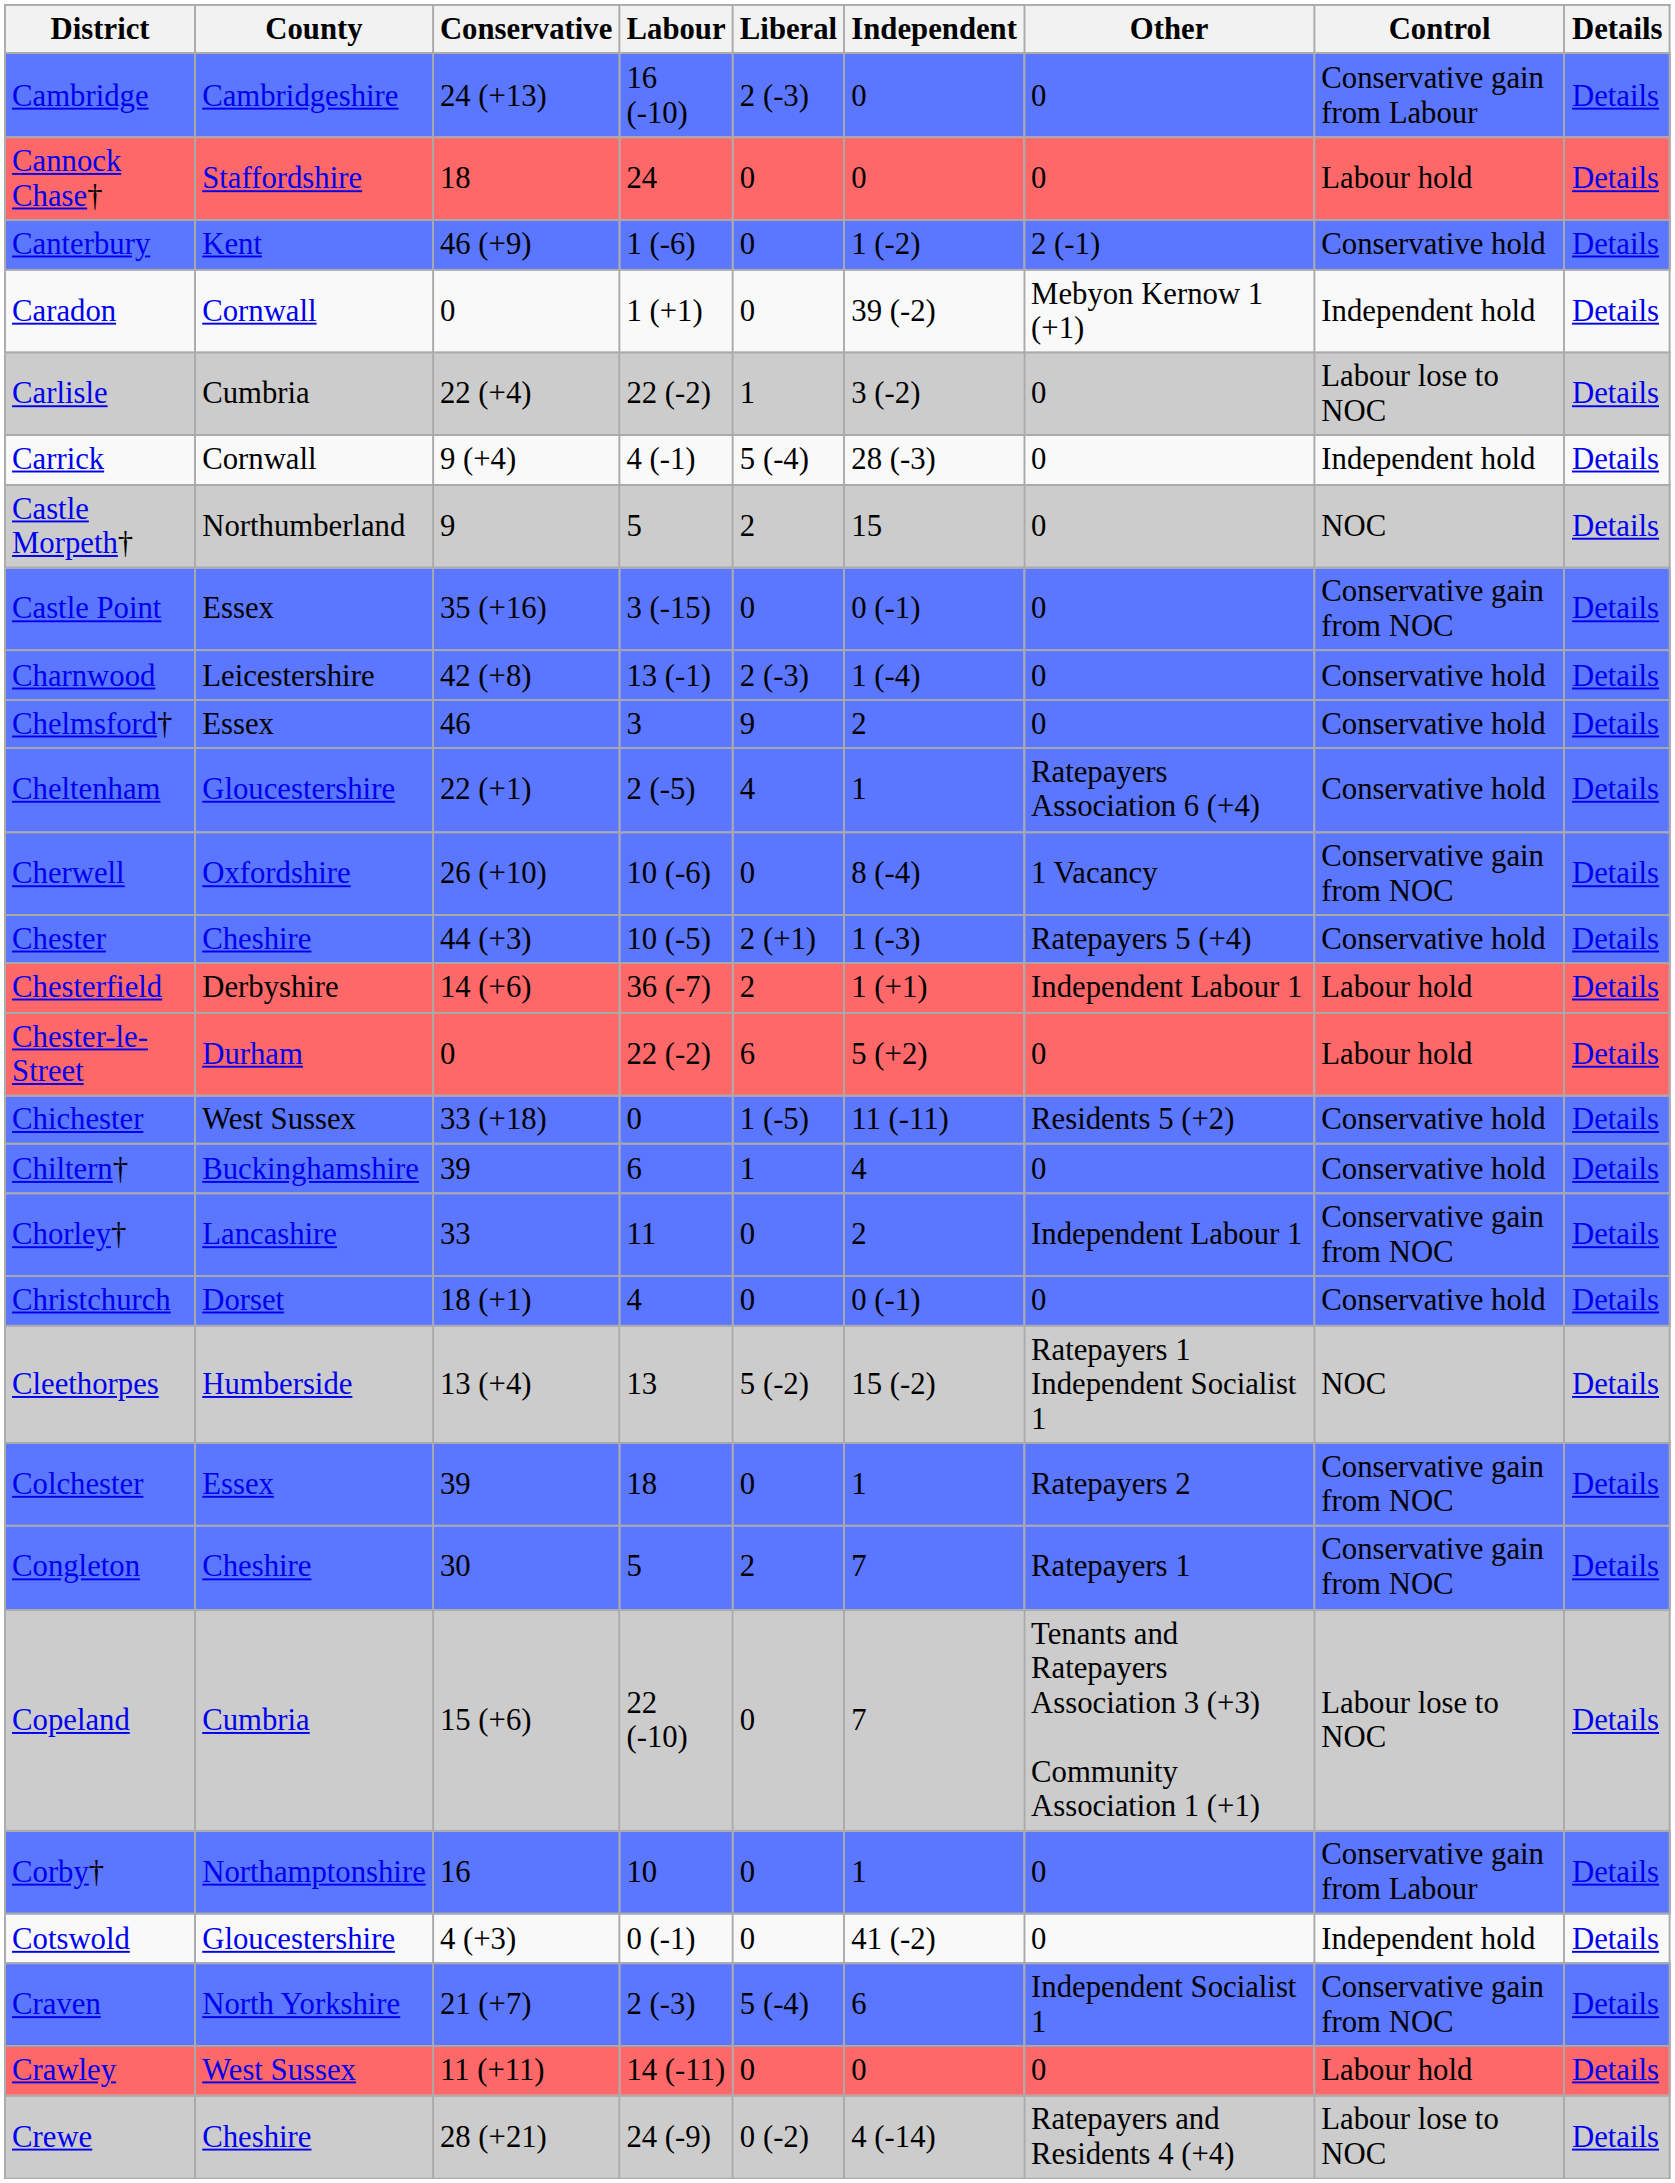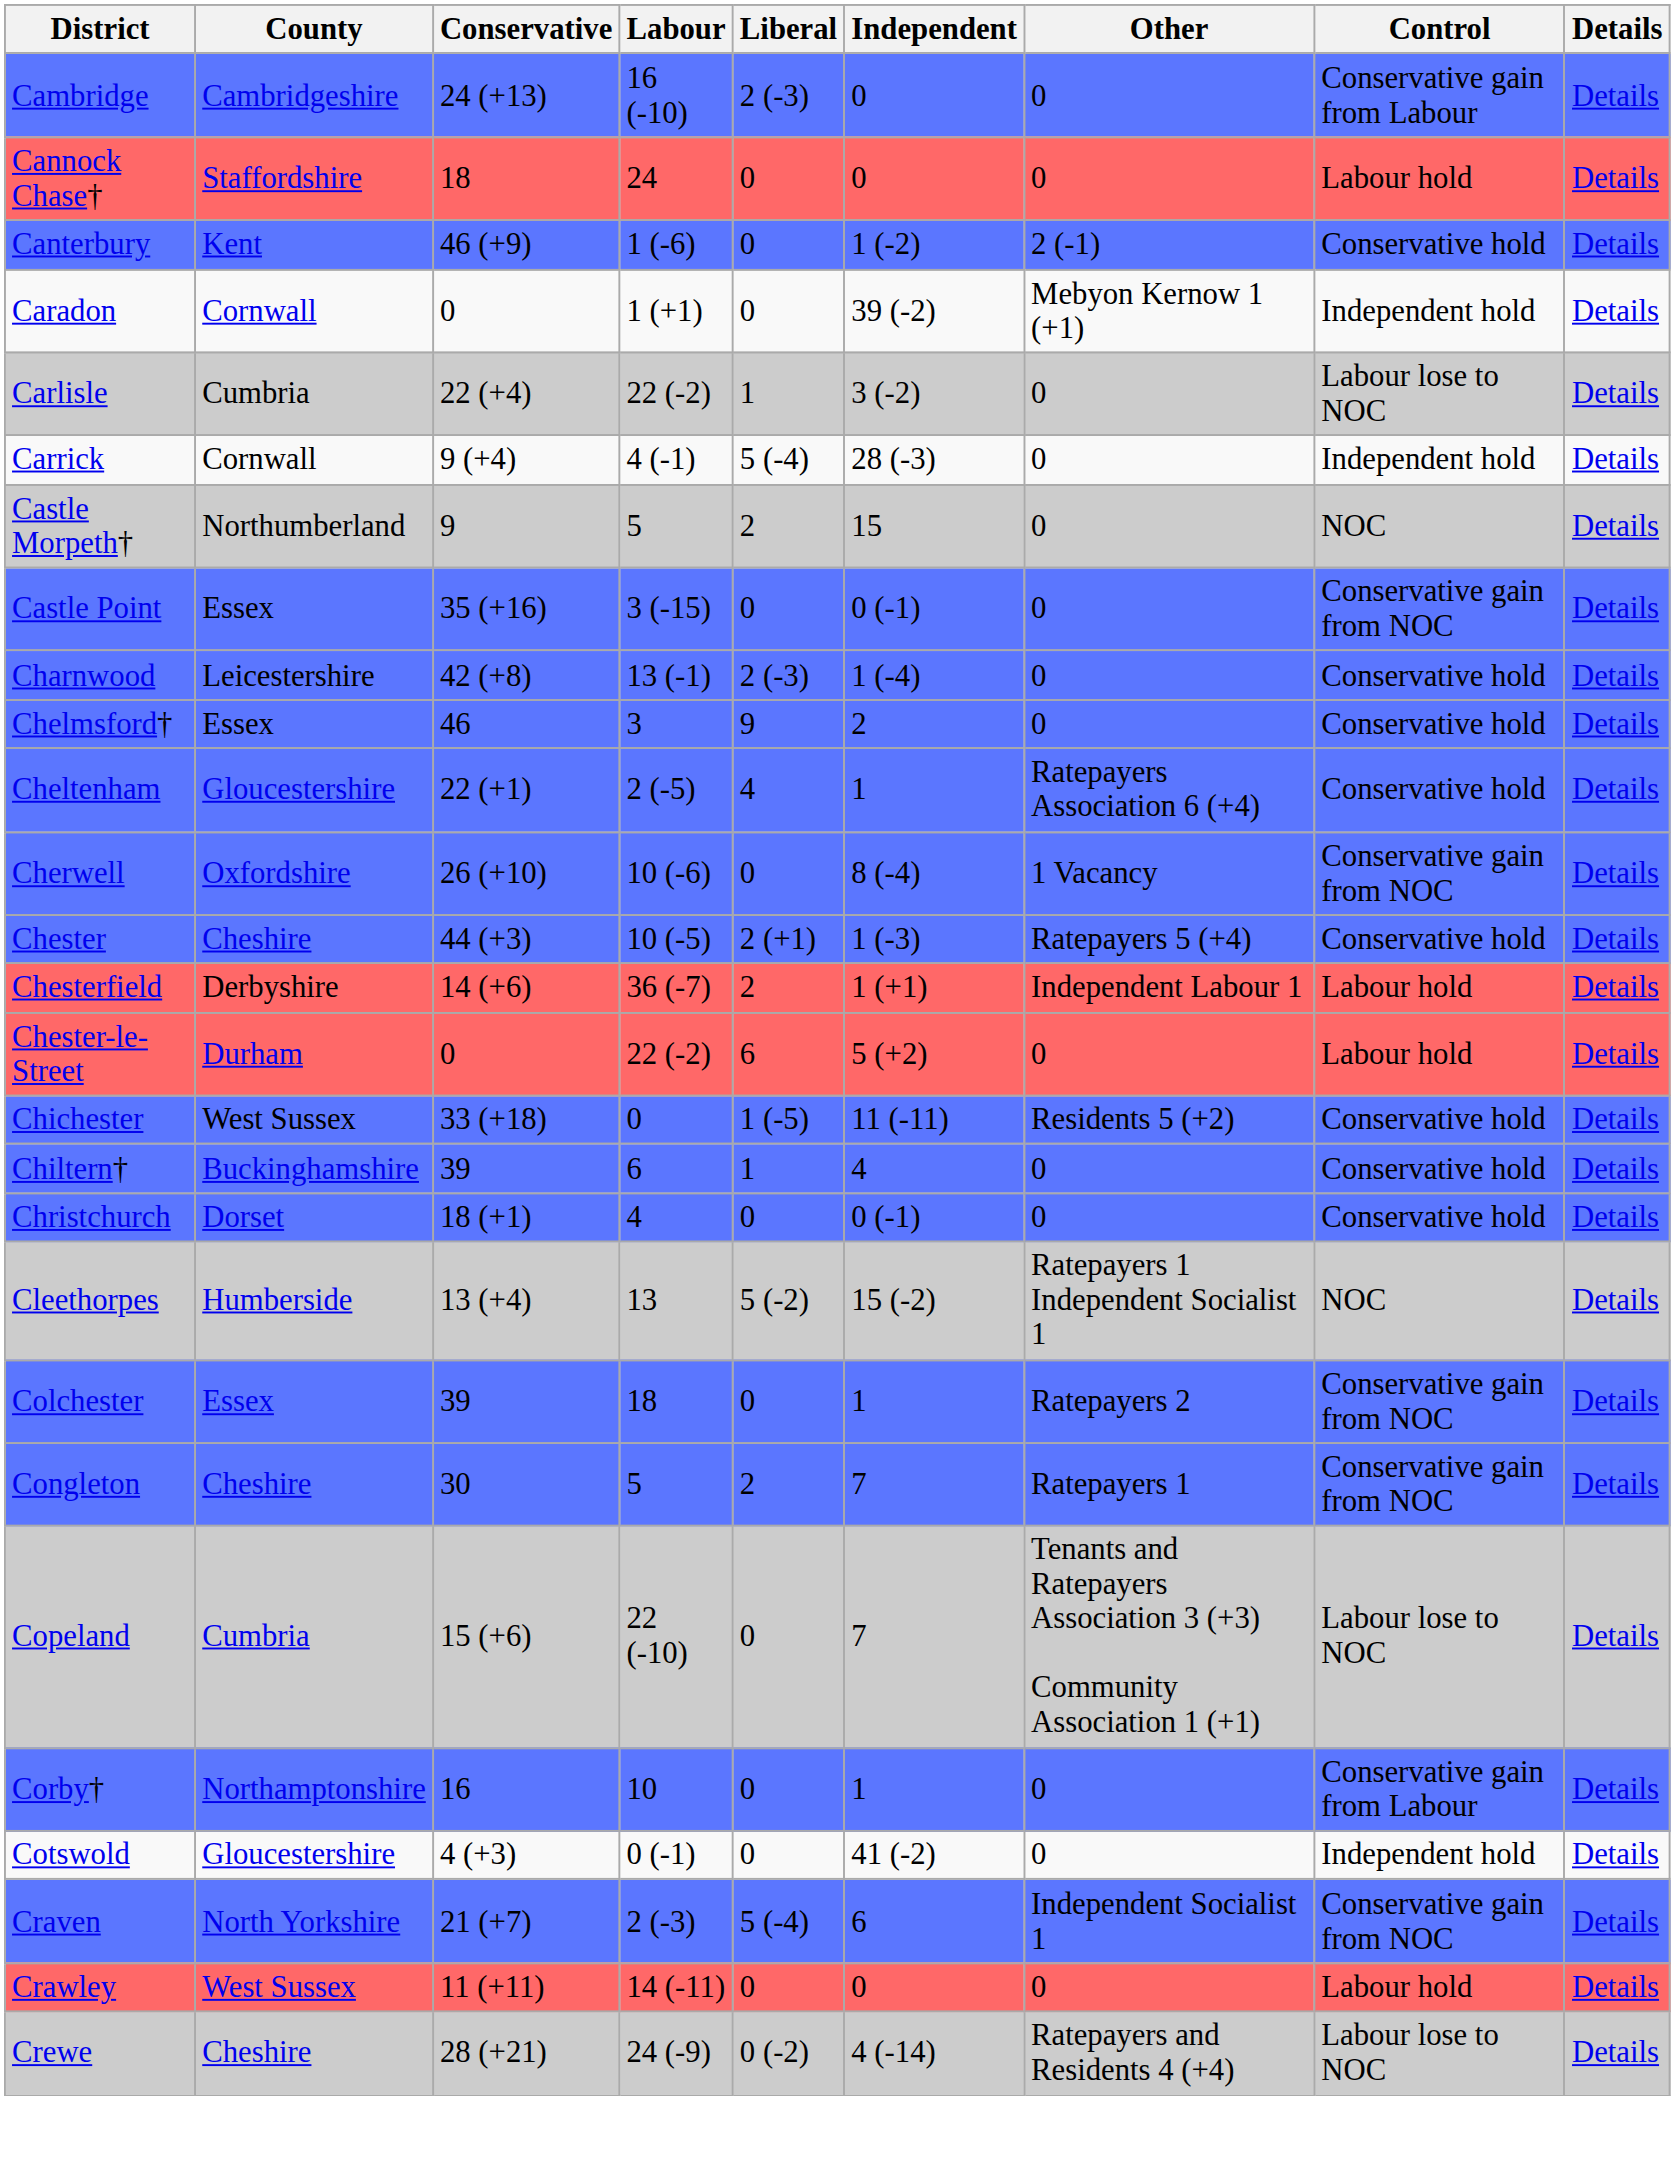- row: (69, 1234)
